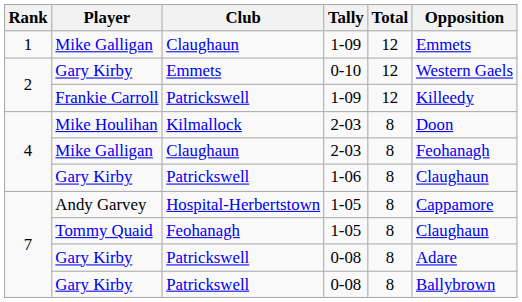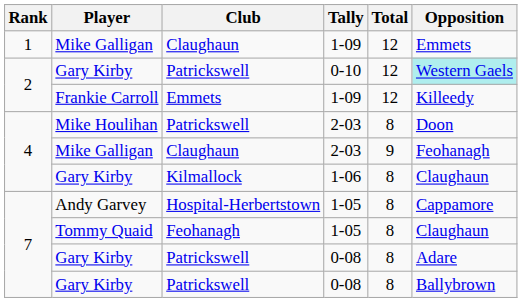(194, 71) Emmets -> (208, 71) Patrickswell
(464, 71) no background -> (464, 71) paleturquoise background
(208, 97) Patrickswell -> (194, 97) Emmets
(204, 124) Kilmallock -> (208, 124) Patrickswell
(390, 151) 8 -> (390, 151) 9
(208, 177) Patrickswell -> (204, 177) Kilmallock
